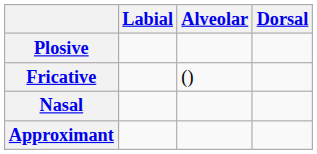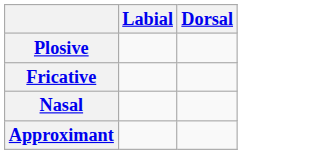- column: (215, 18)
